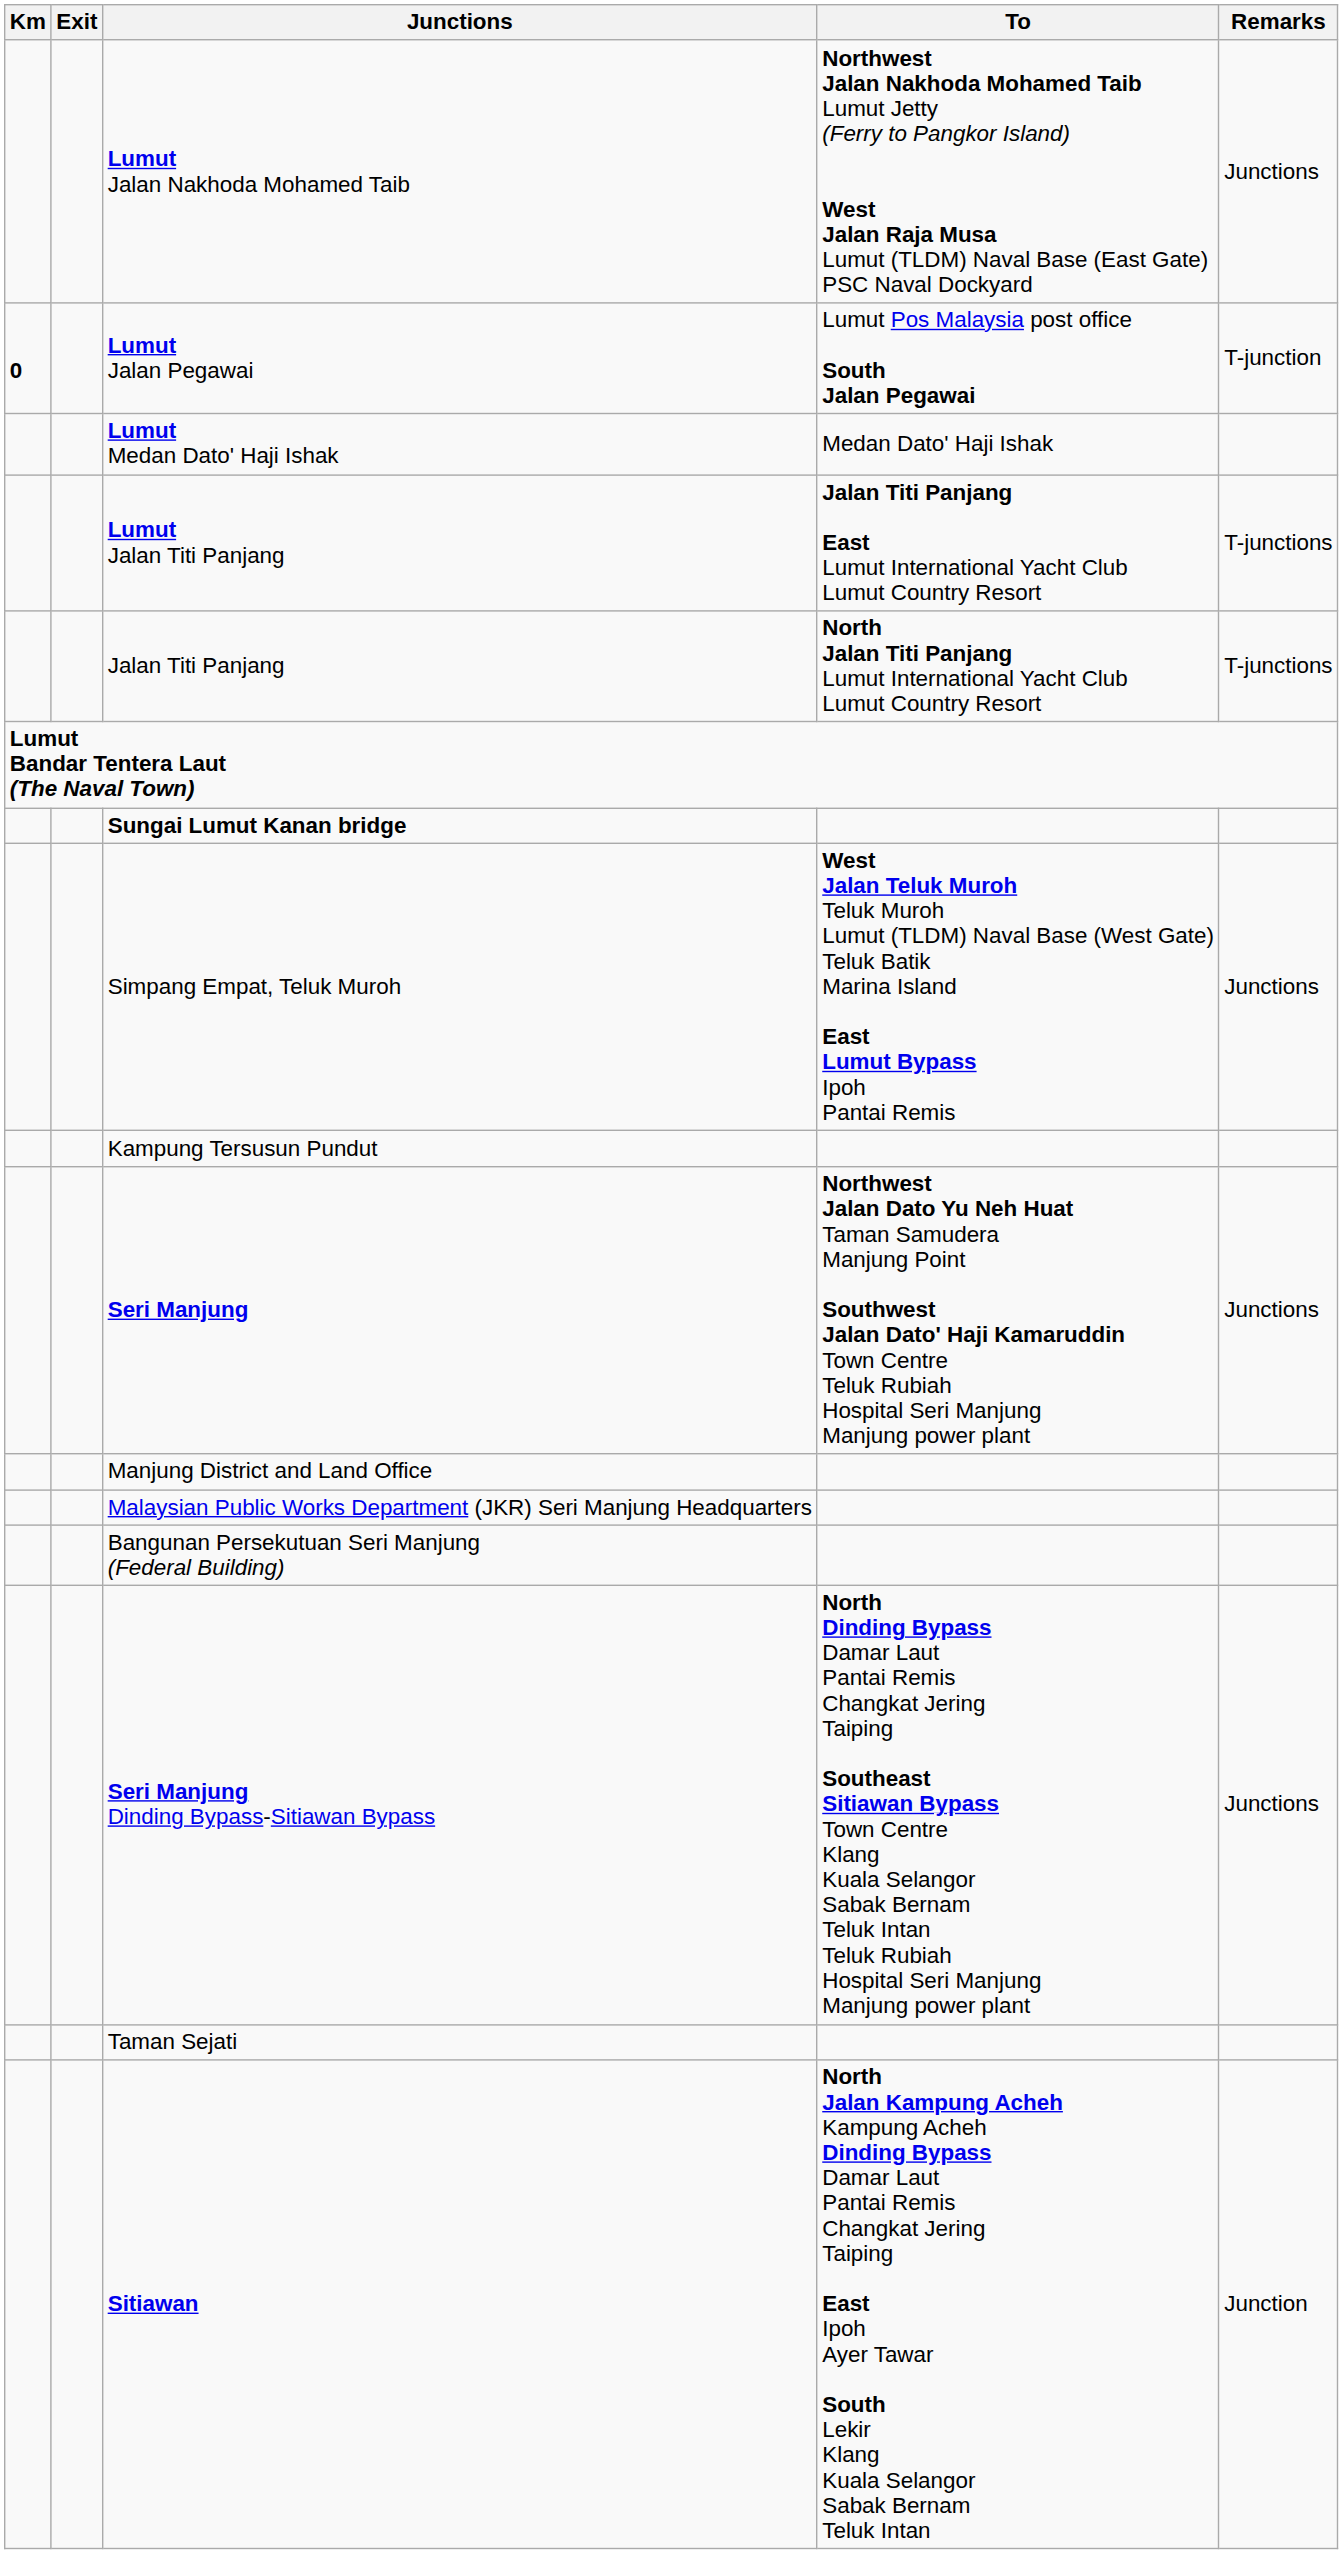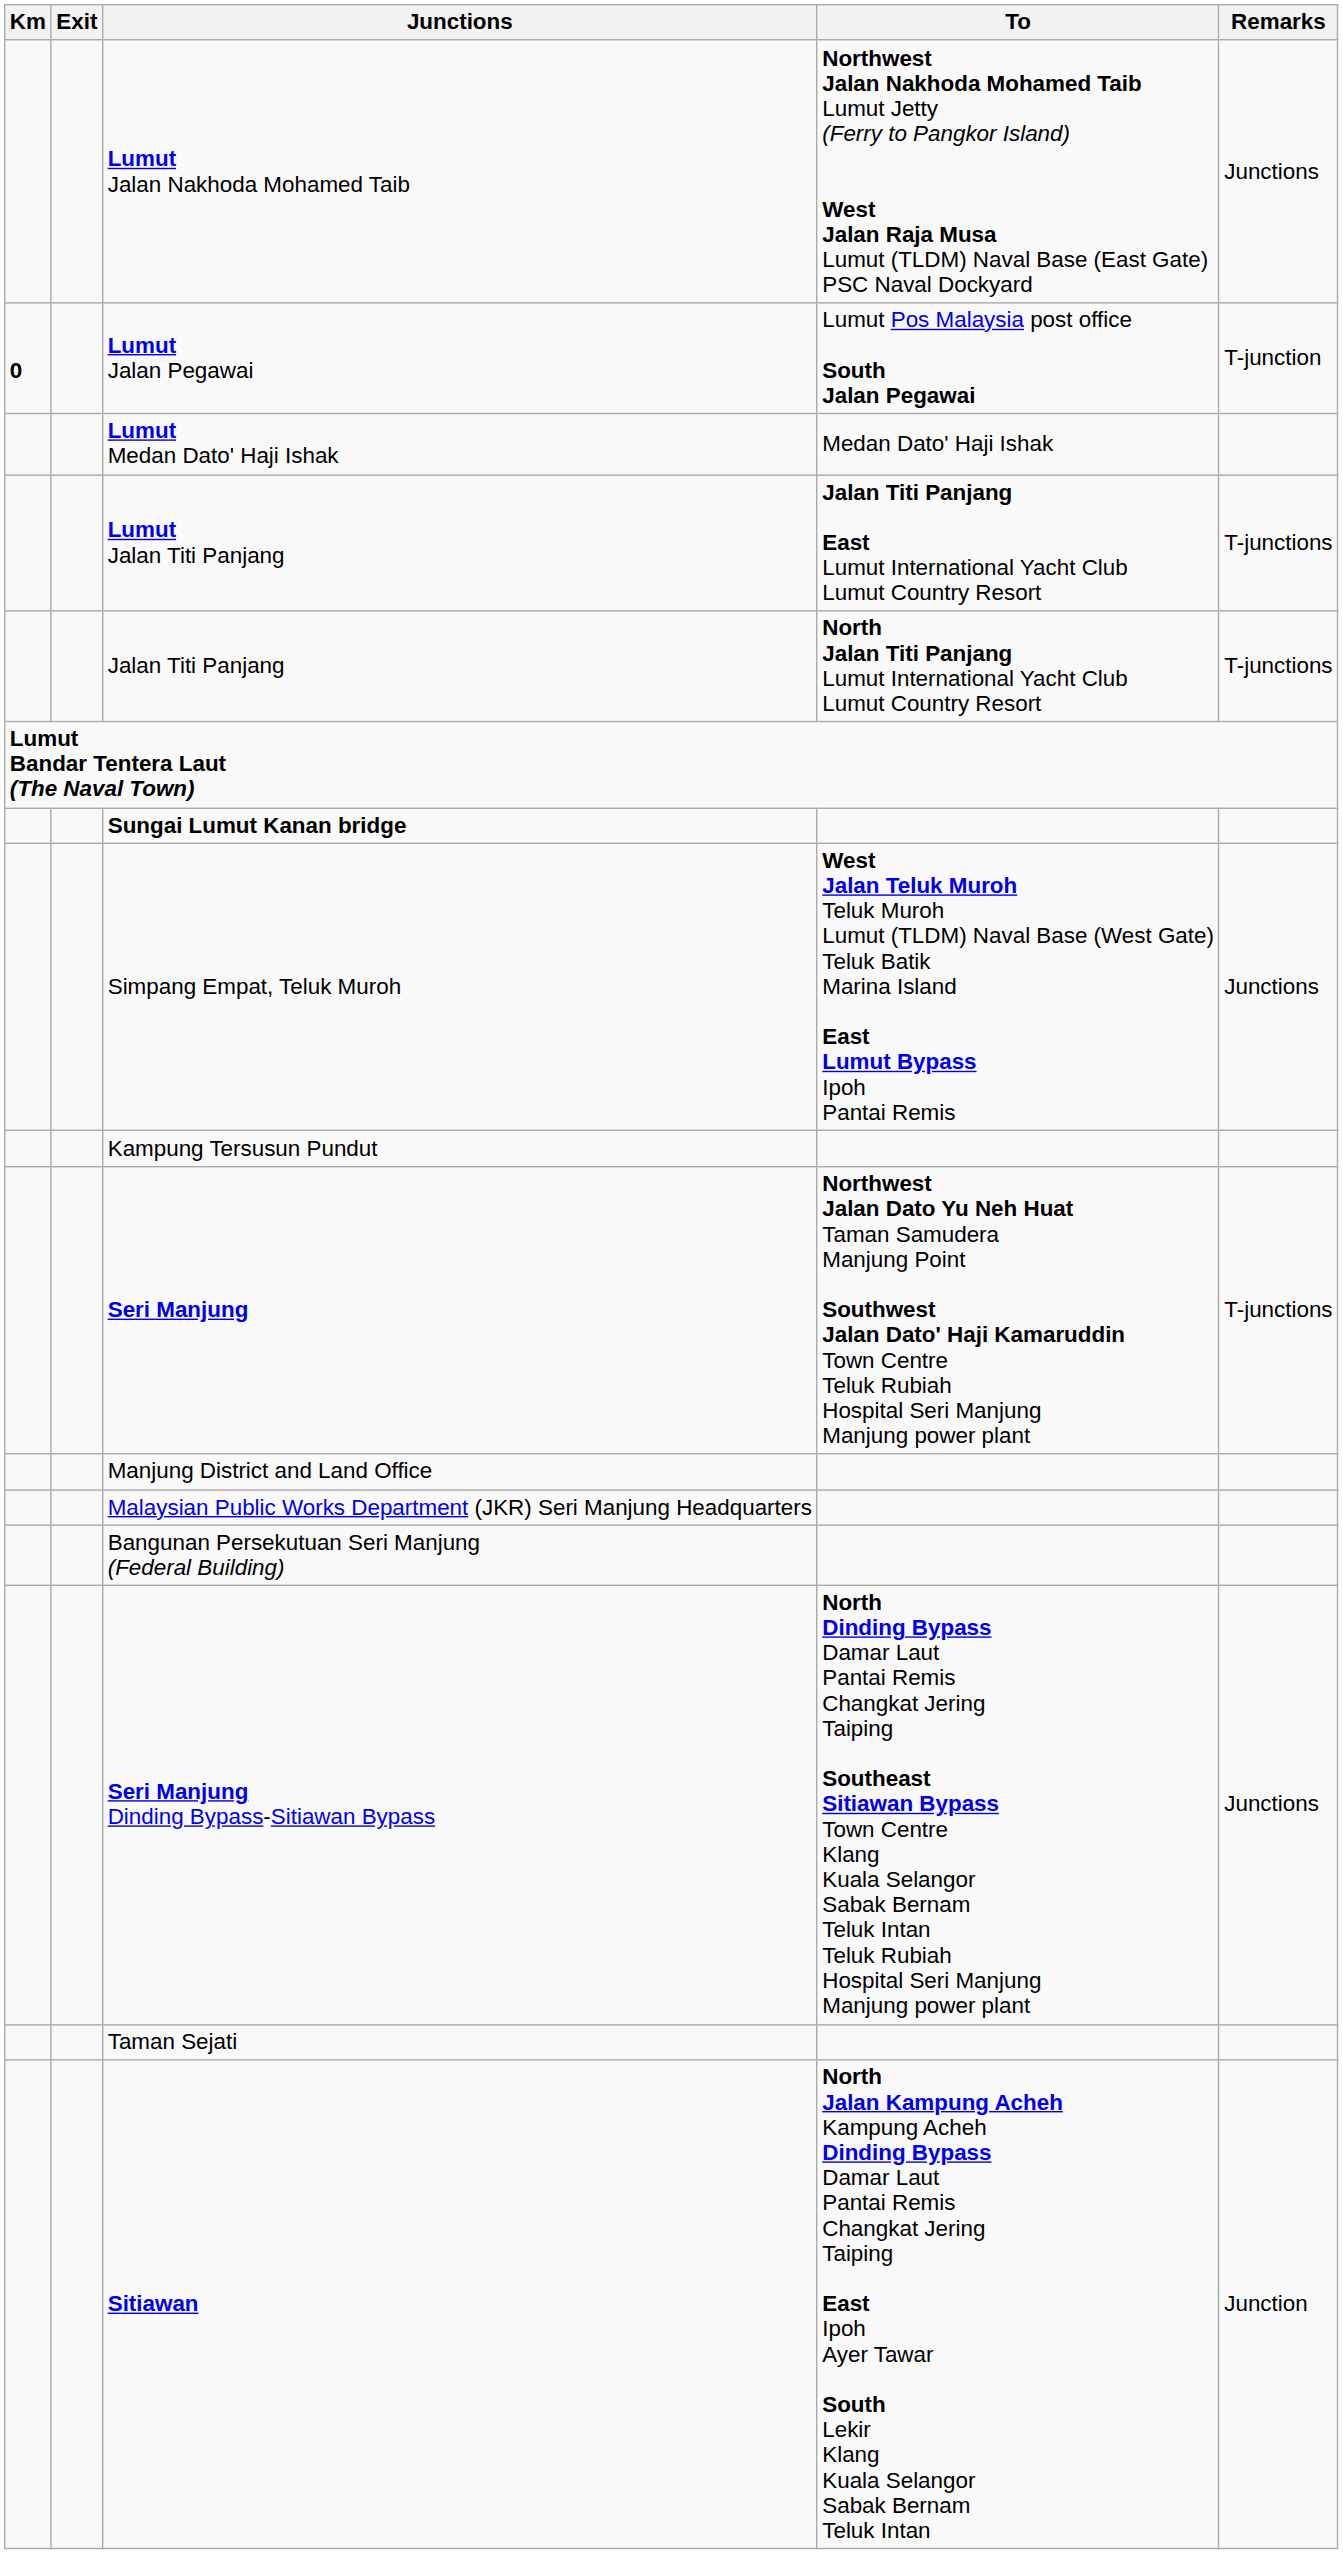(1272, 1309) Junctions -> (1278, 1309) T-junctions
